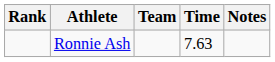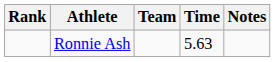(198, 43) 7.63 -> (198, 43) 5.63
